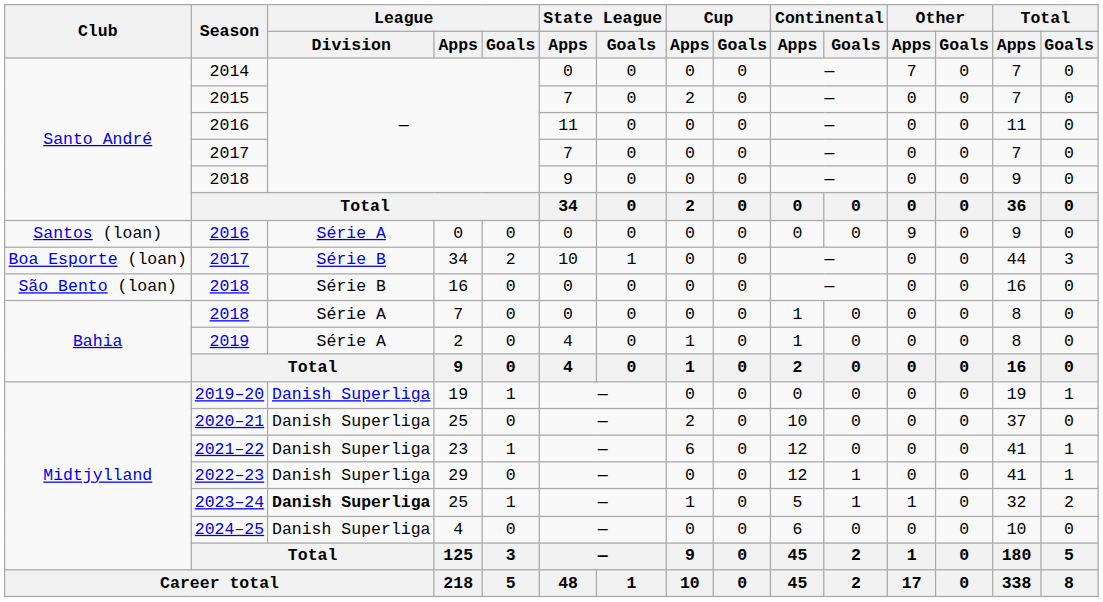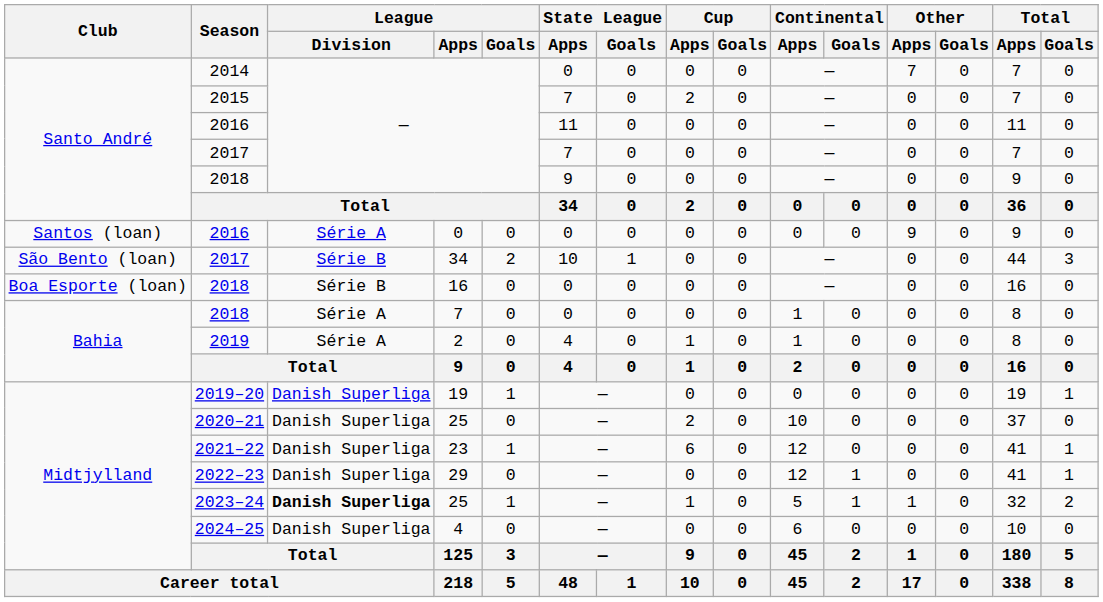(98, 260) Boa Esporte (loan) -> (98, 260) São Bento (loan)
(98, 287) São Bento (loan) -> (98, 287) Boa Esporte (loan)
